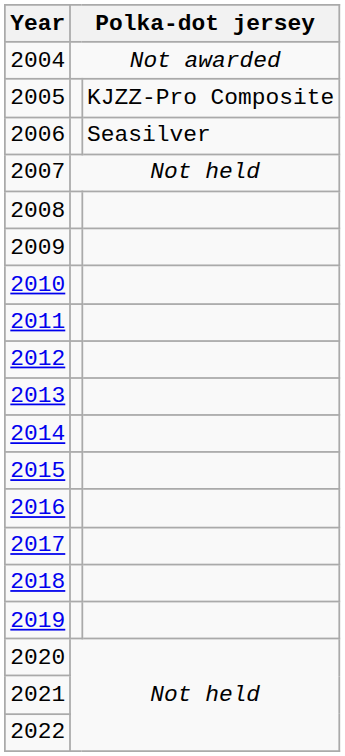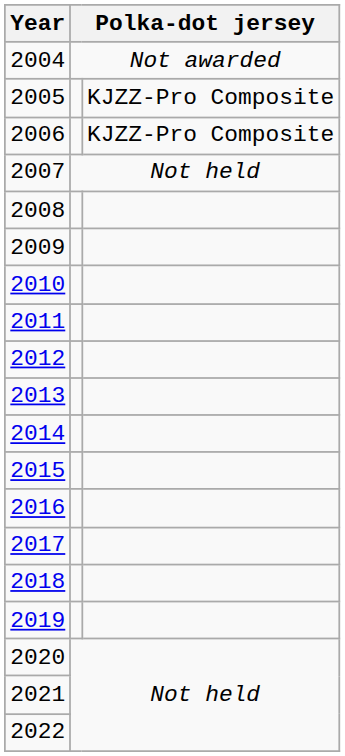(149, 135) Seasilver -> (211, 135) KJZZ-Pro Composite
